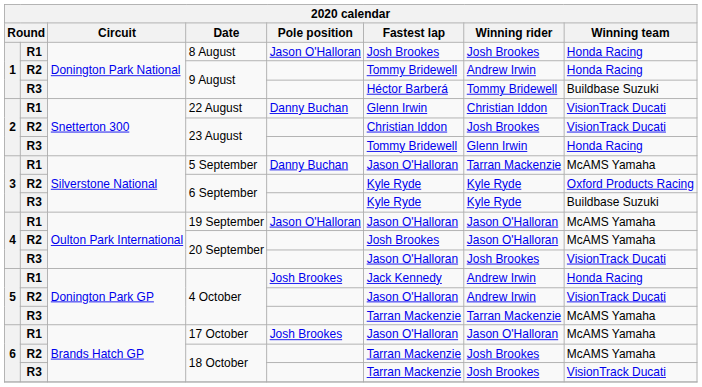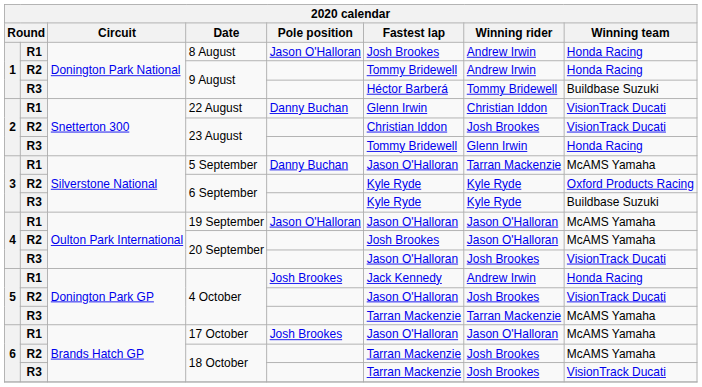(503, 51) Josh Brookes -> (501, 51) Andrew Irwin
(501, 296) Andrew Irwin -> (503, 296) Josh Brookes
